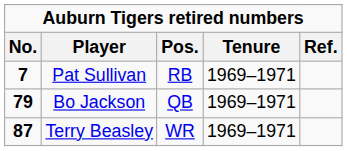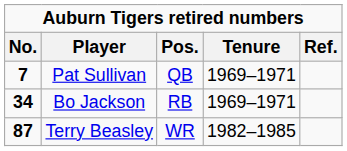(180, 74) RB -> (180, 74) QB
(23, 103) 79 -> (23, 103) 34
(180, 103) QB -> (180, 103) RB
(251, 131) 1969–1971 -> (251, 131) 1982–1985
